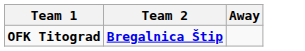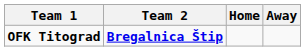+ column: (245, 15)
